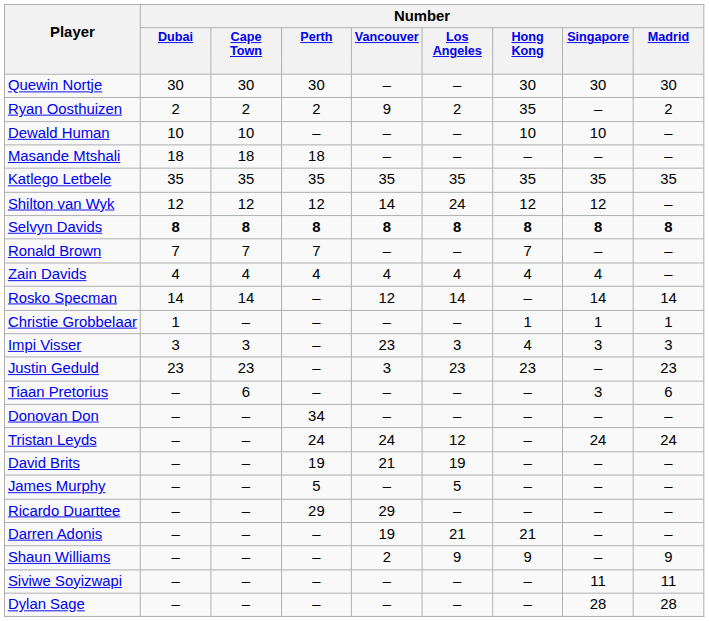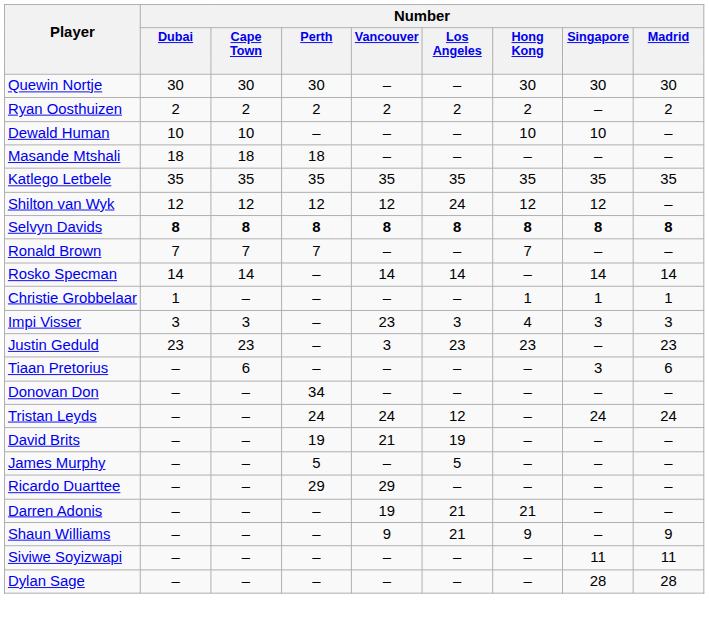(387, 109) 9 -> (387, 109) 2
(528, 109) 35 -> (528, 109) 2
(387, 203) 14 -> (387, 203) 12
- row: (47, 274)
(387, 298) 12 -> (387, 274) 14
(387, 557) 2 -> (387, 534) 9
(457, 557) 9 -> (457, 534) 21
